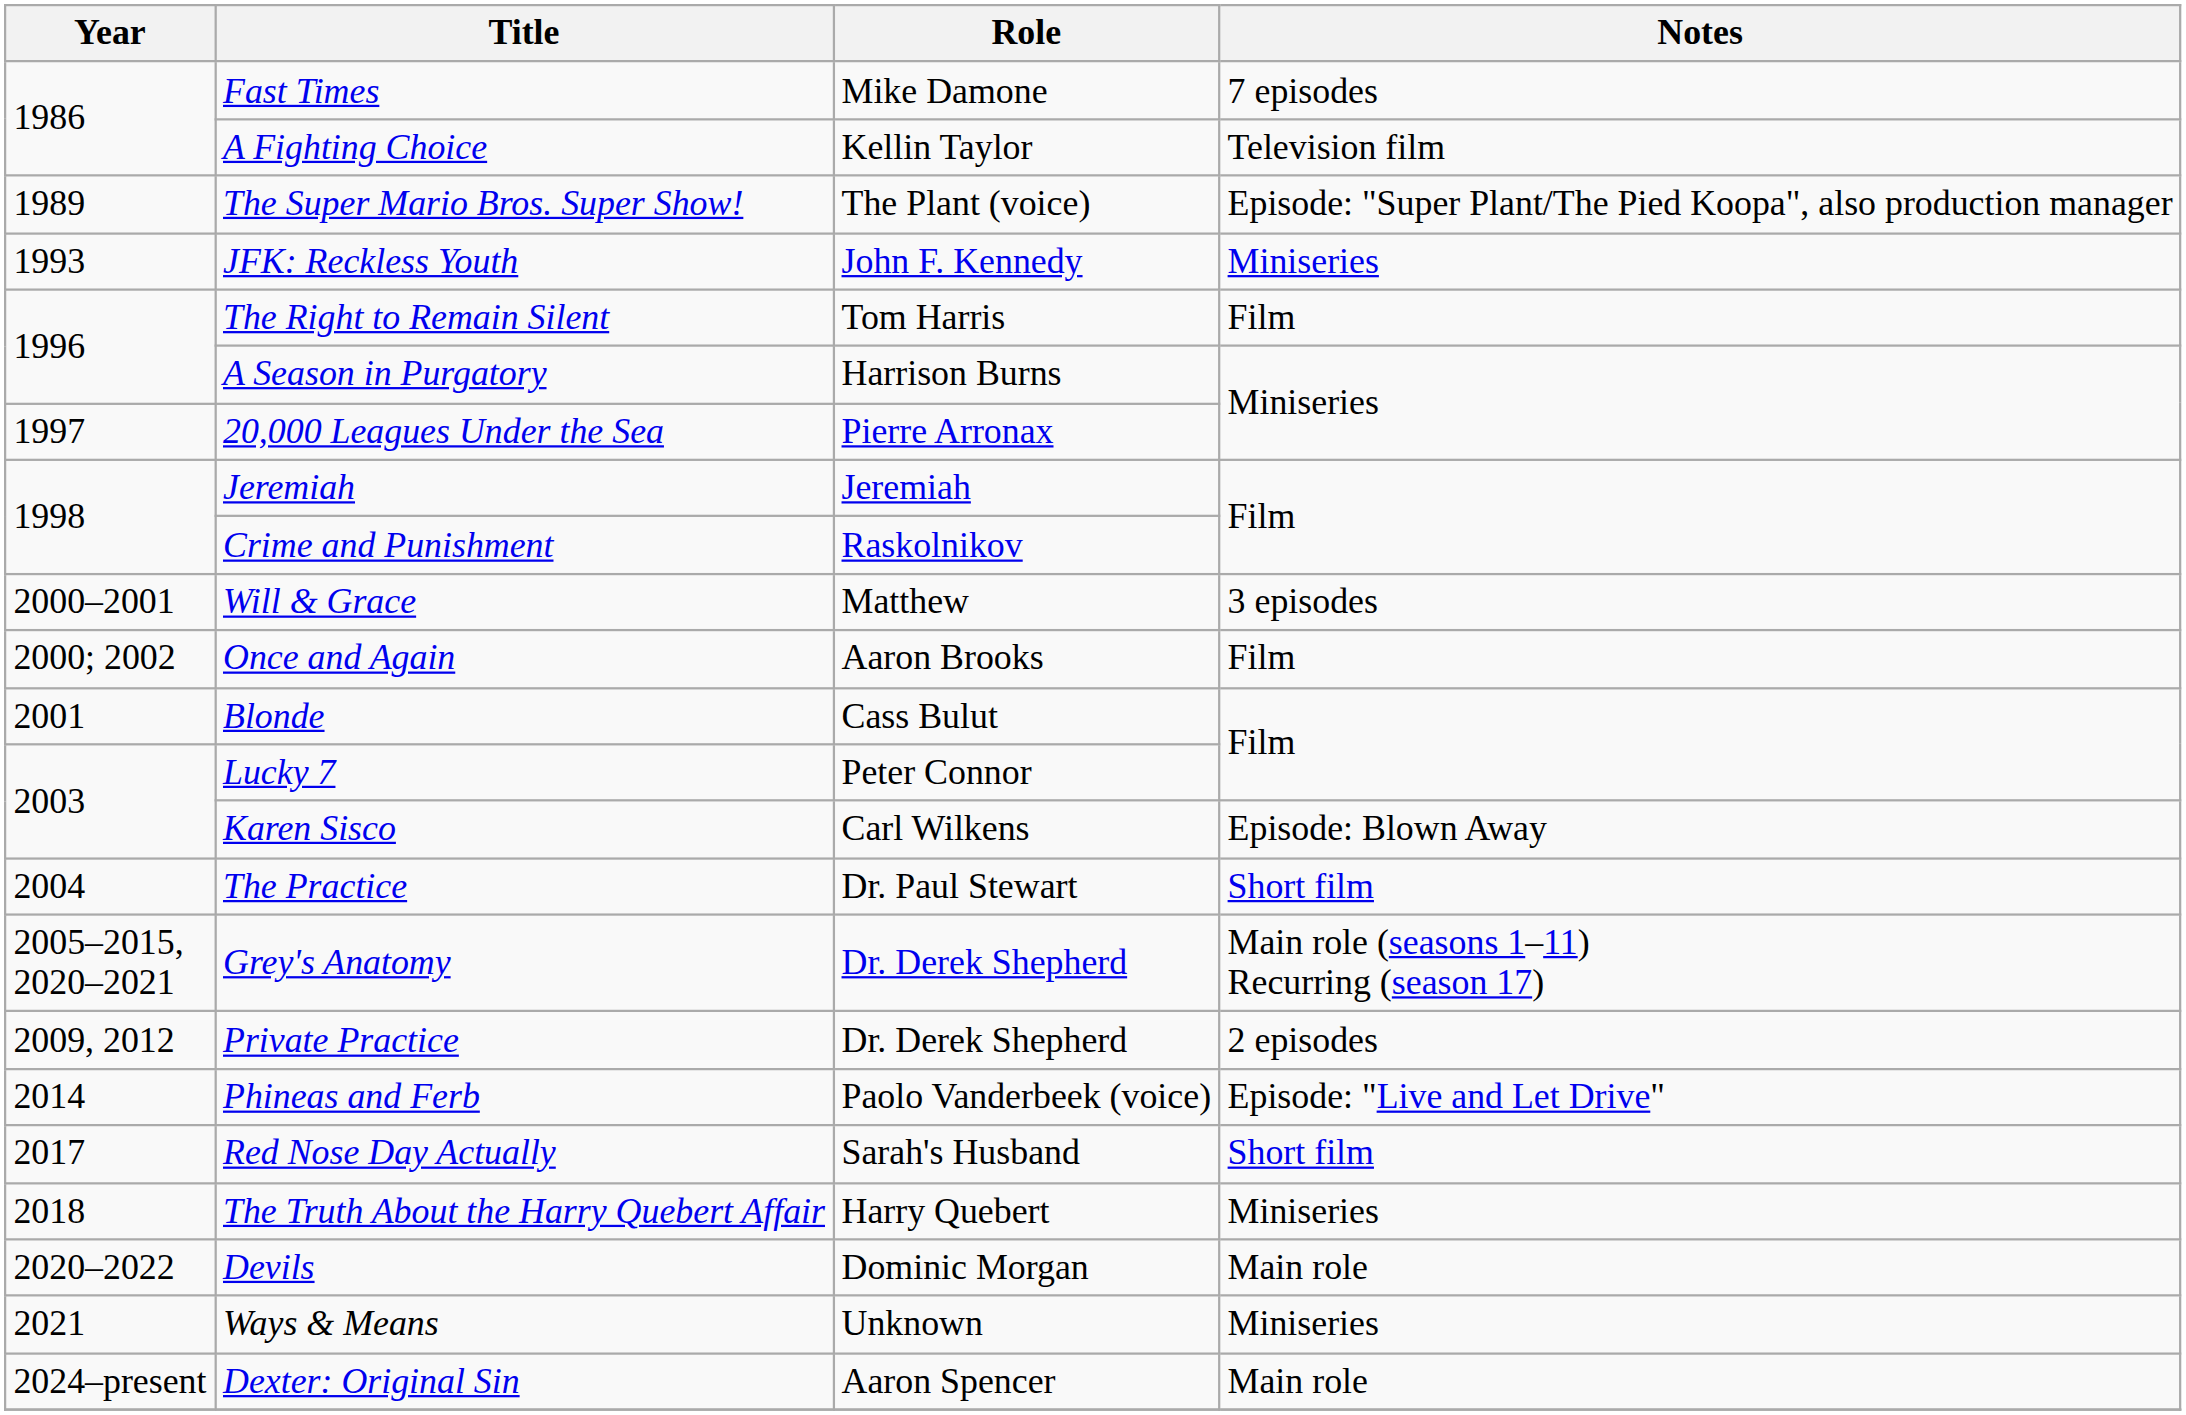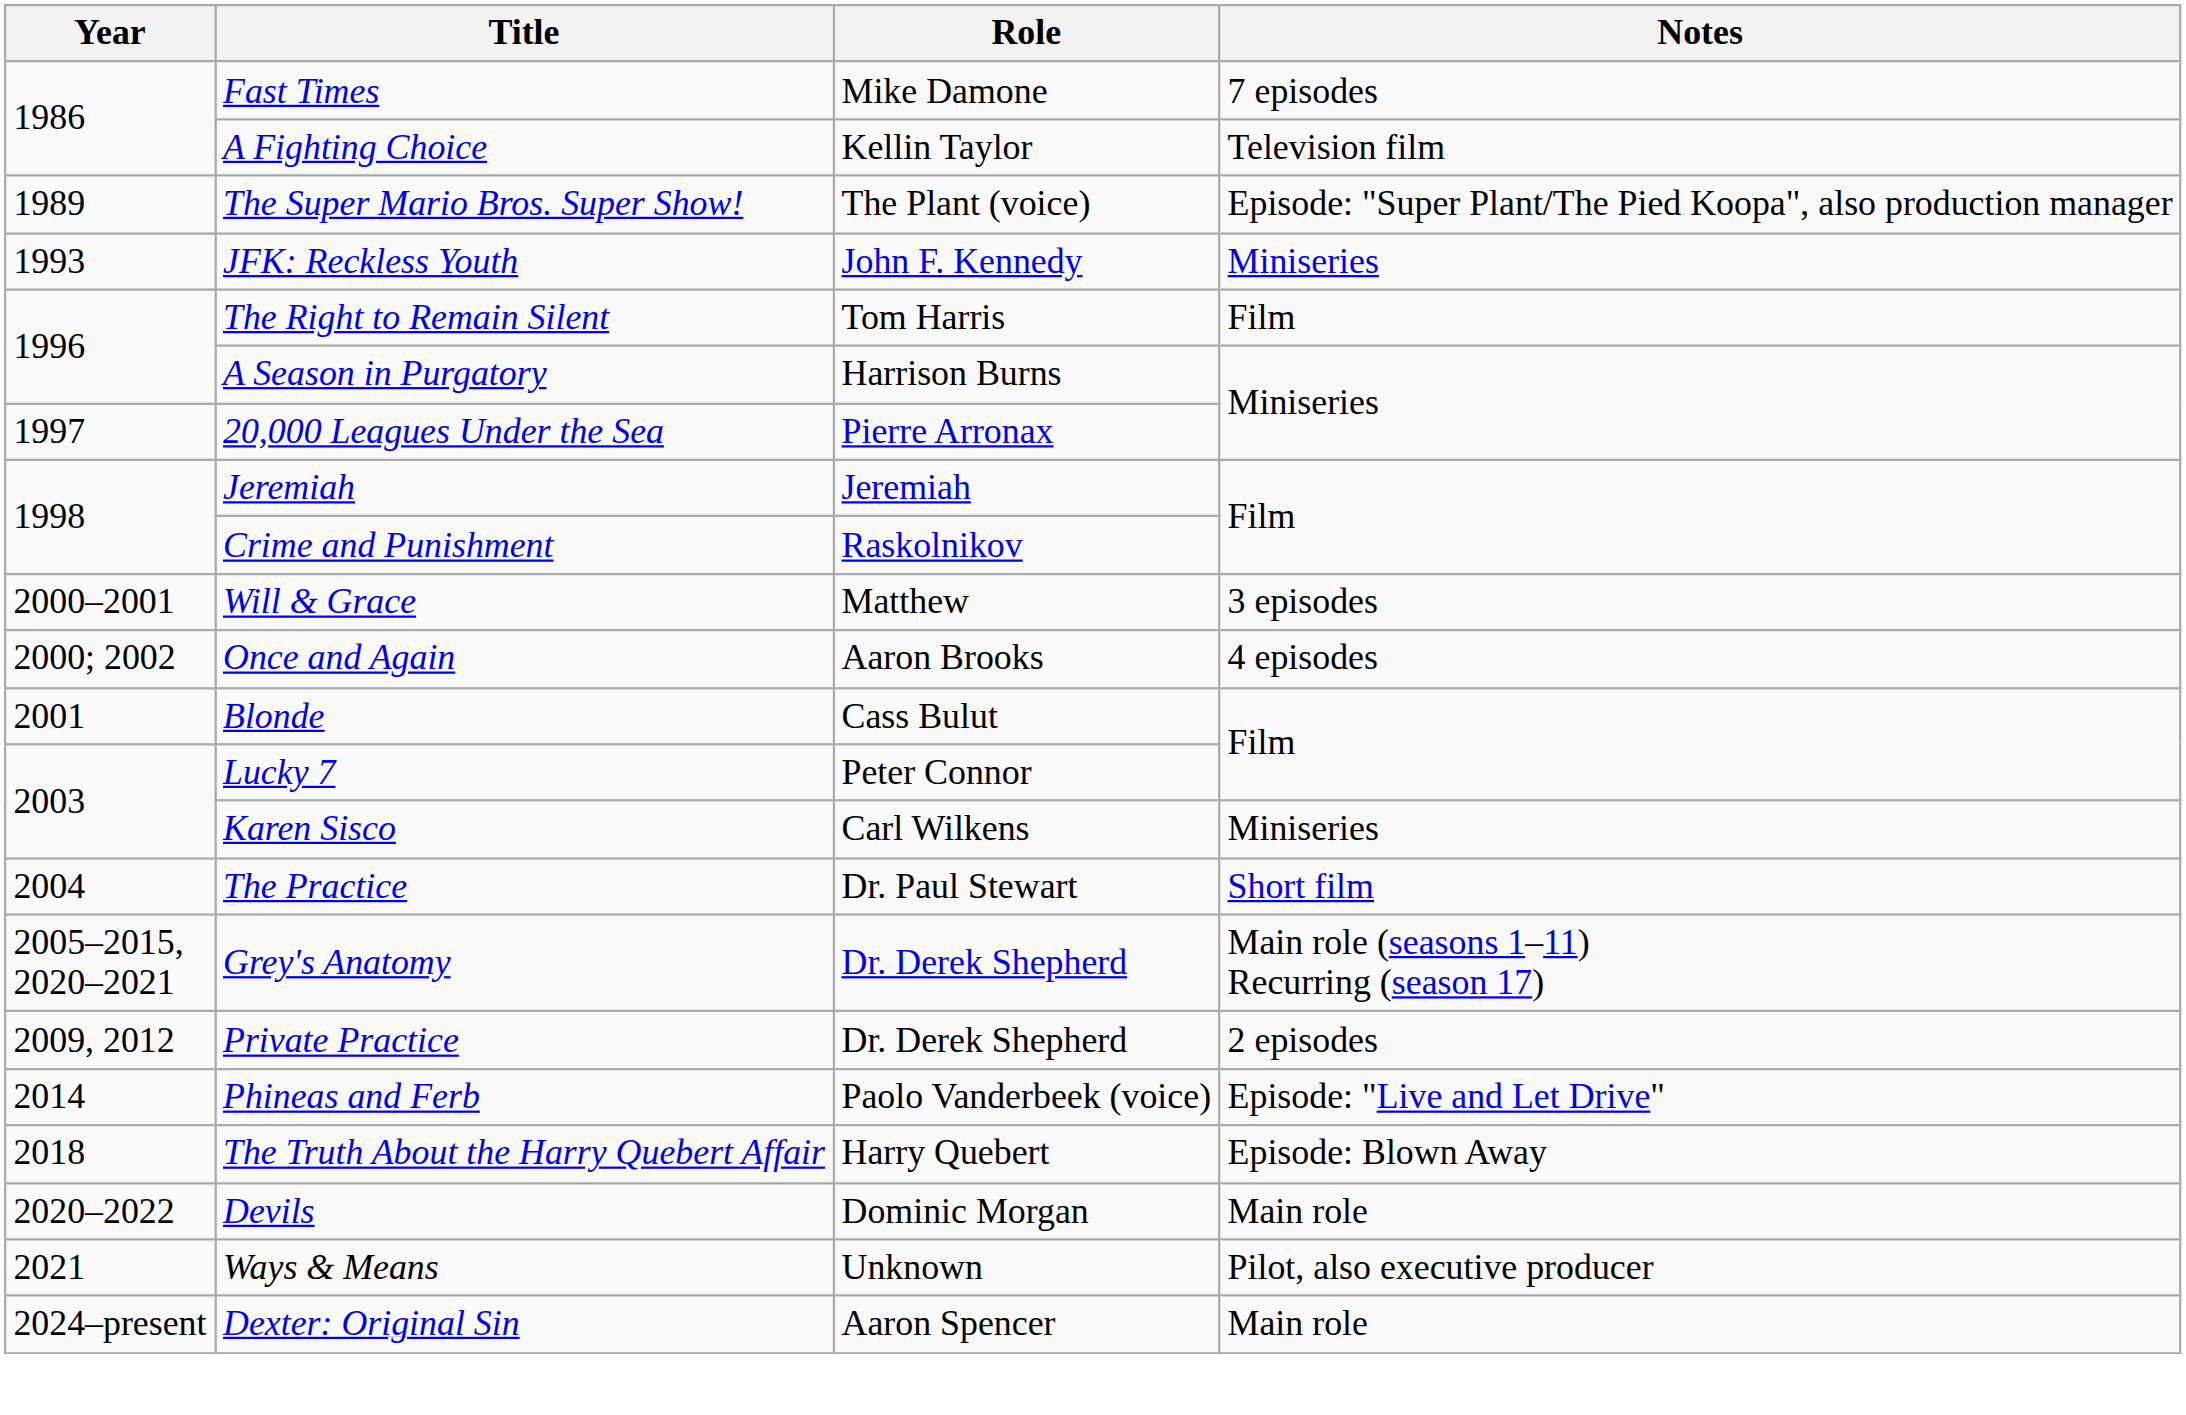(1261, 658) Film -> (1303, 658) 4 episodes
(1387, 828) Episode: Blown Away -> (1303, 828) Miniseries
- row: (389, 1153)
(1303, 1210) Miniseries -> (1387, 1153) Episode: Blown Away
(1303, 1323) Miniseries -> (1441, 1266) Pilot, also executive producer
